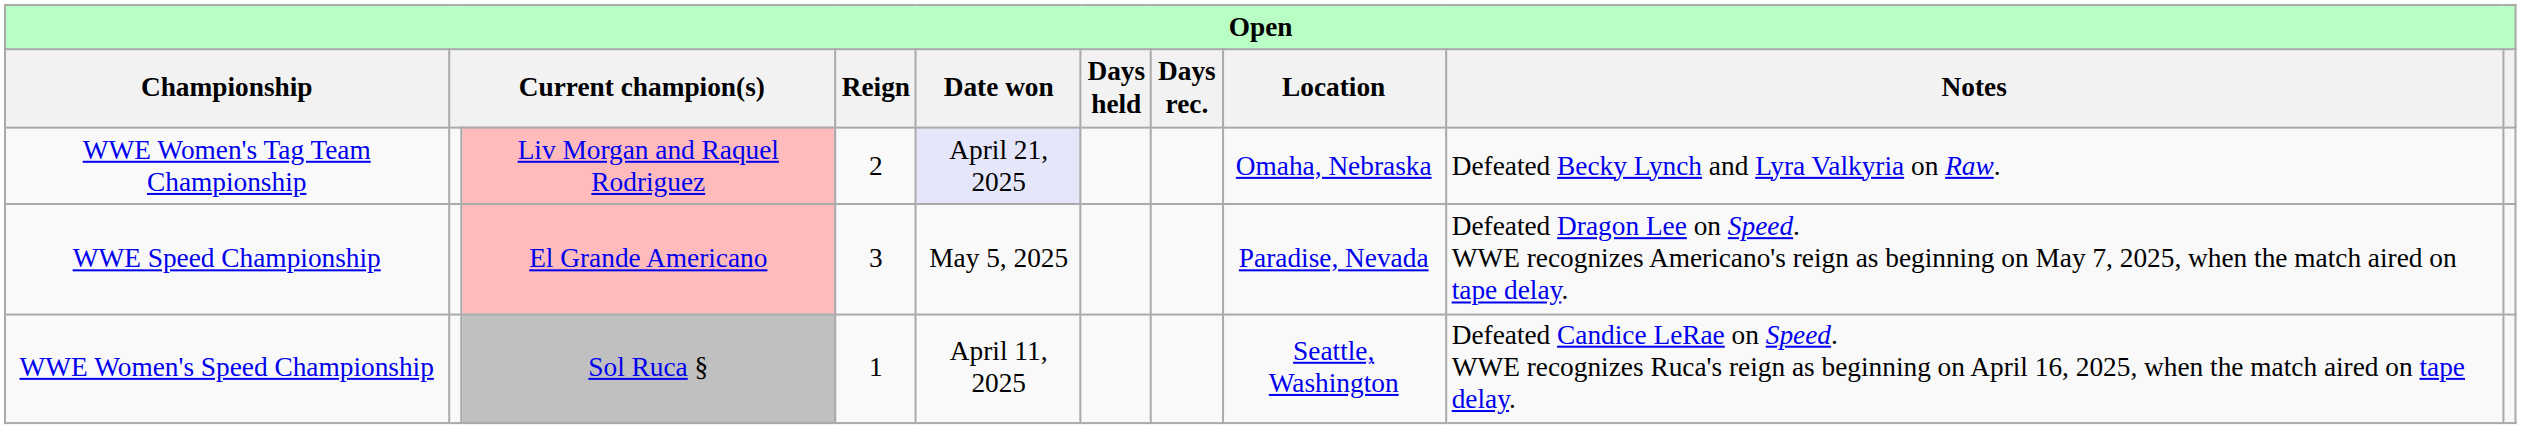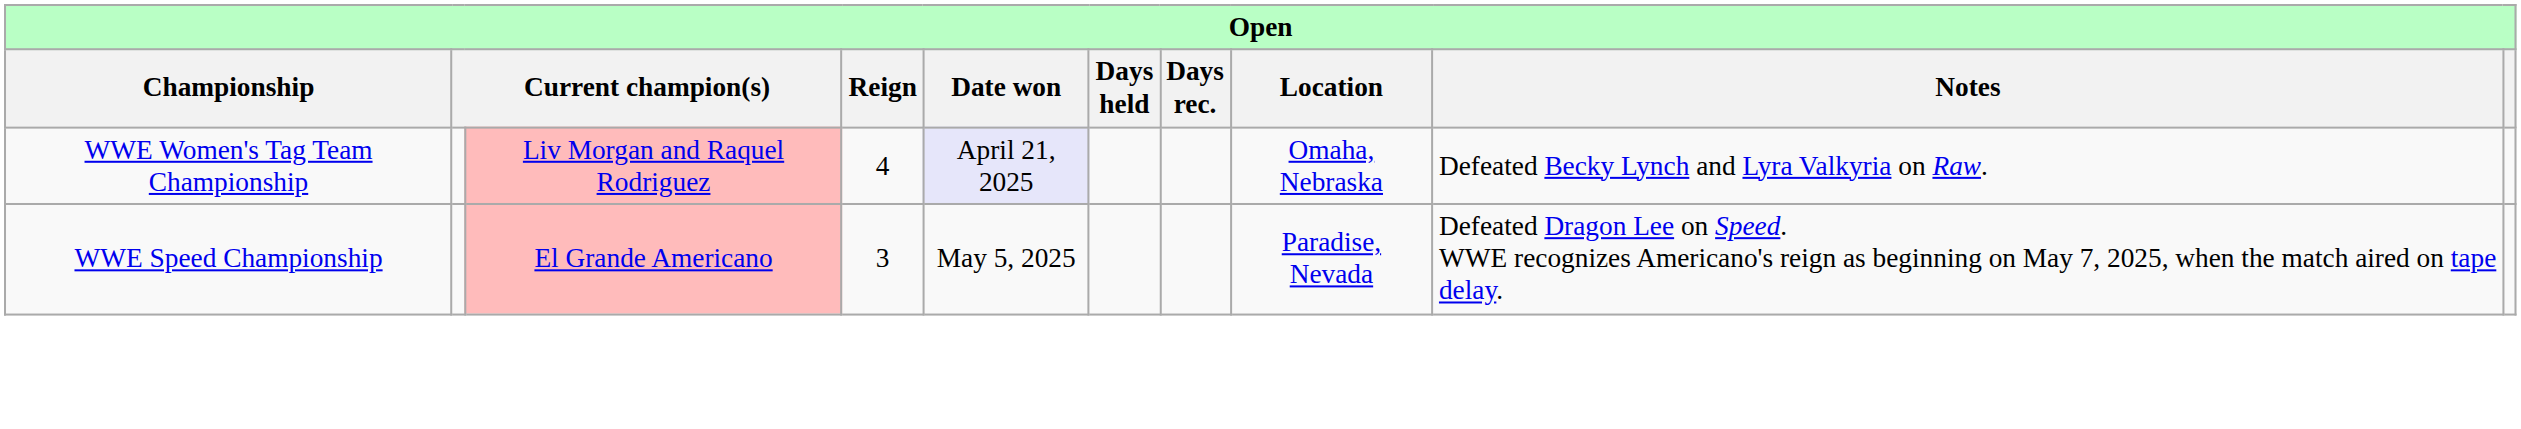(876, 165) 2 -> (883, 165) 4
- row: (227, 367)
